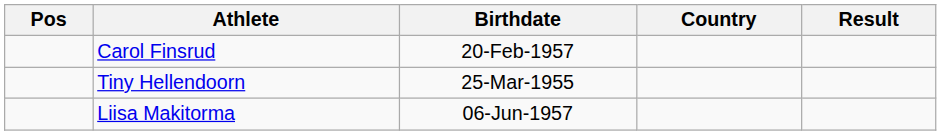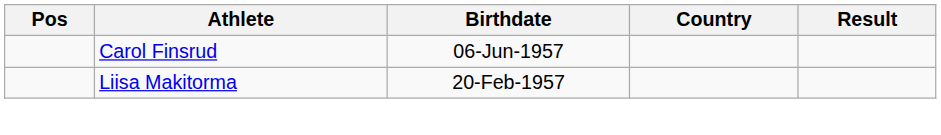(518, 51) 20-Feb-1957 -> (509, 51) 06-Jun-1957
- row: (171, 82)
(518, 113) 06-Jun-1957 -> (509, 82) 20-Feb-1957
